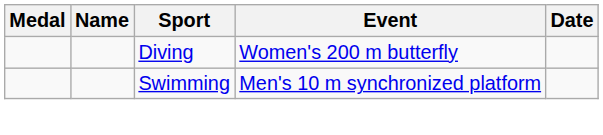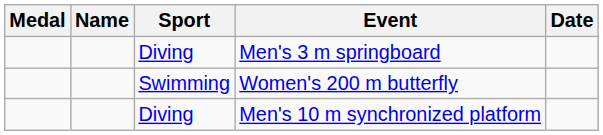+ row: (340, 52)
(166, 52) Diving -> (184, 84) Swimming
(184, 84) Swimming -> (166, 115) Diving
